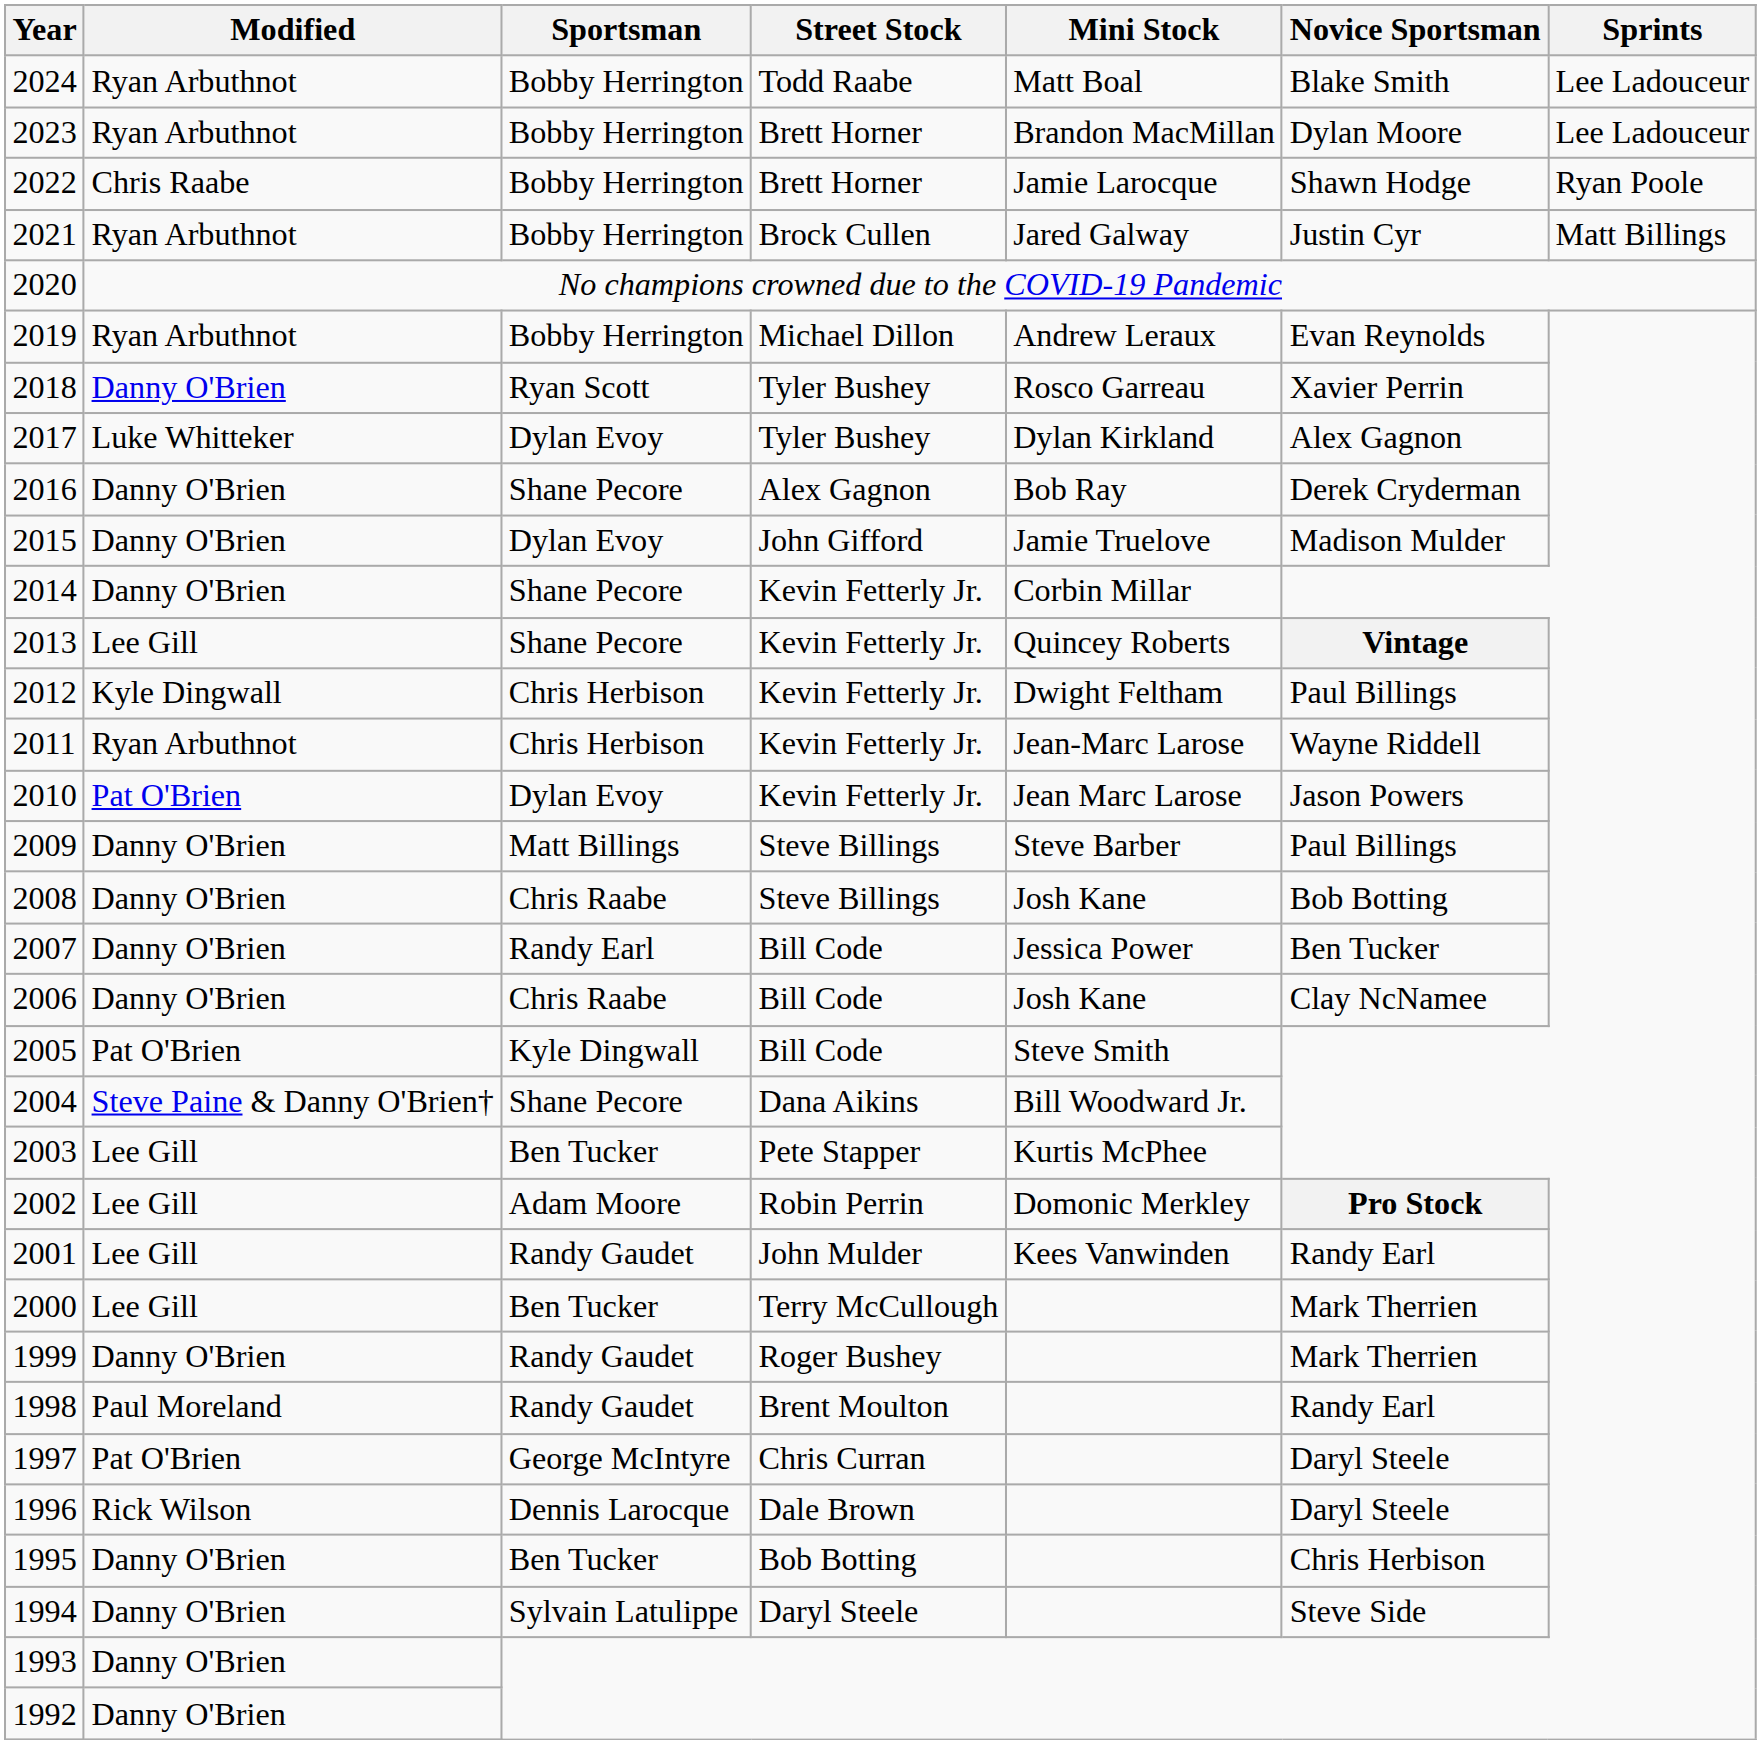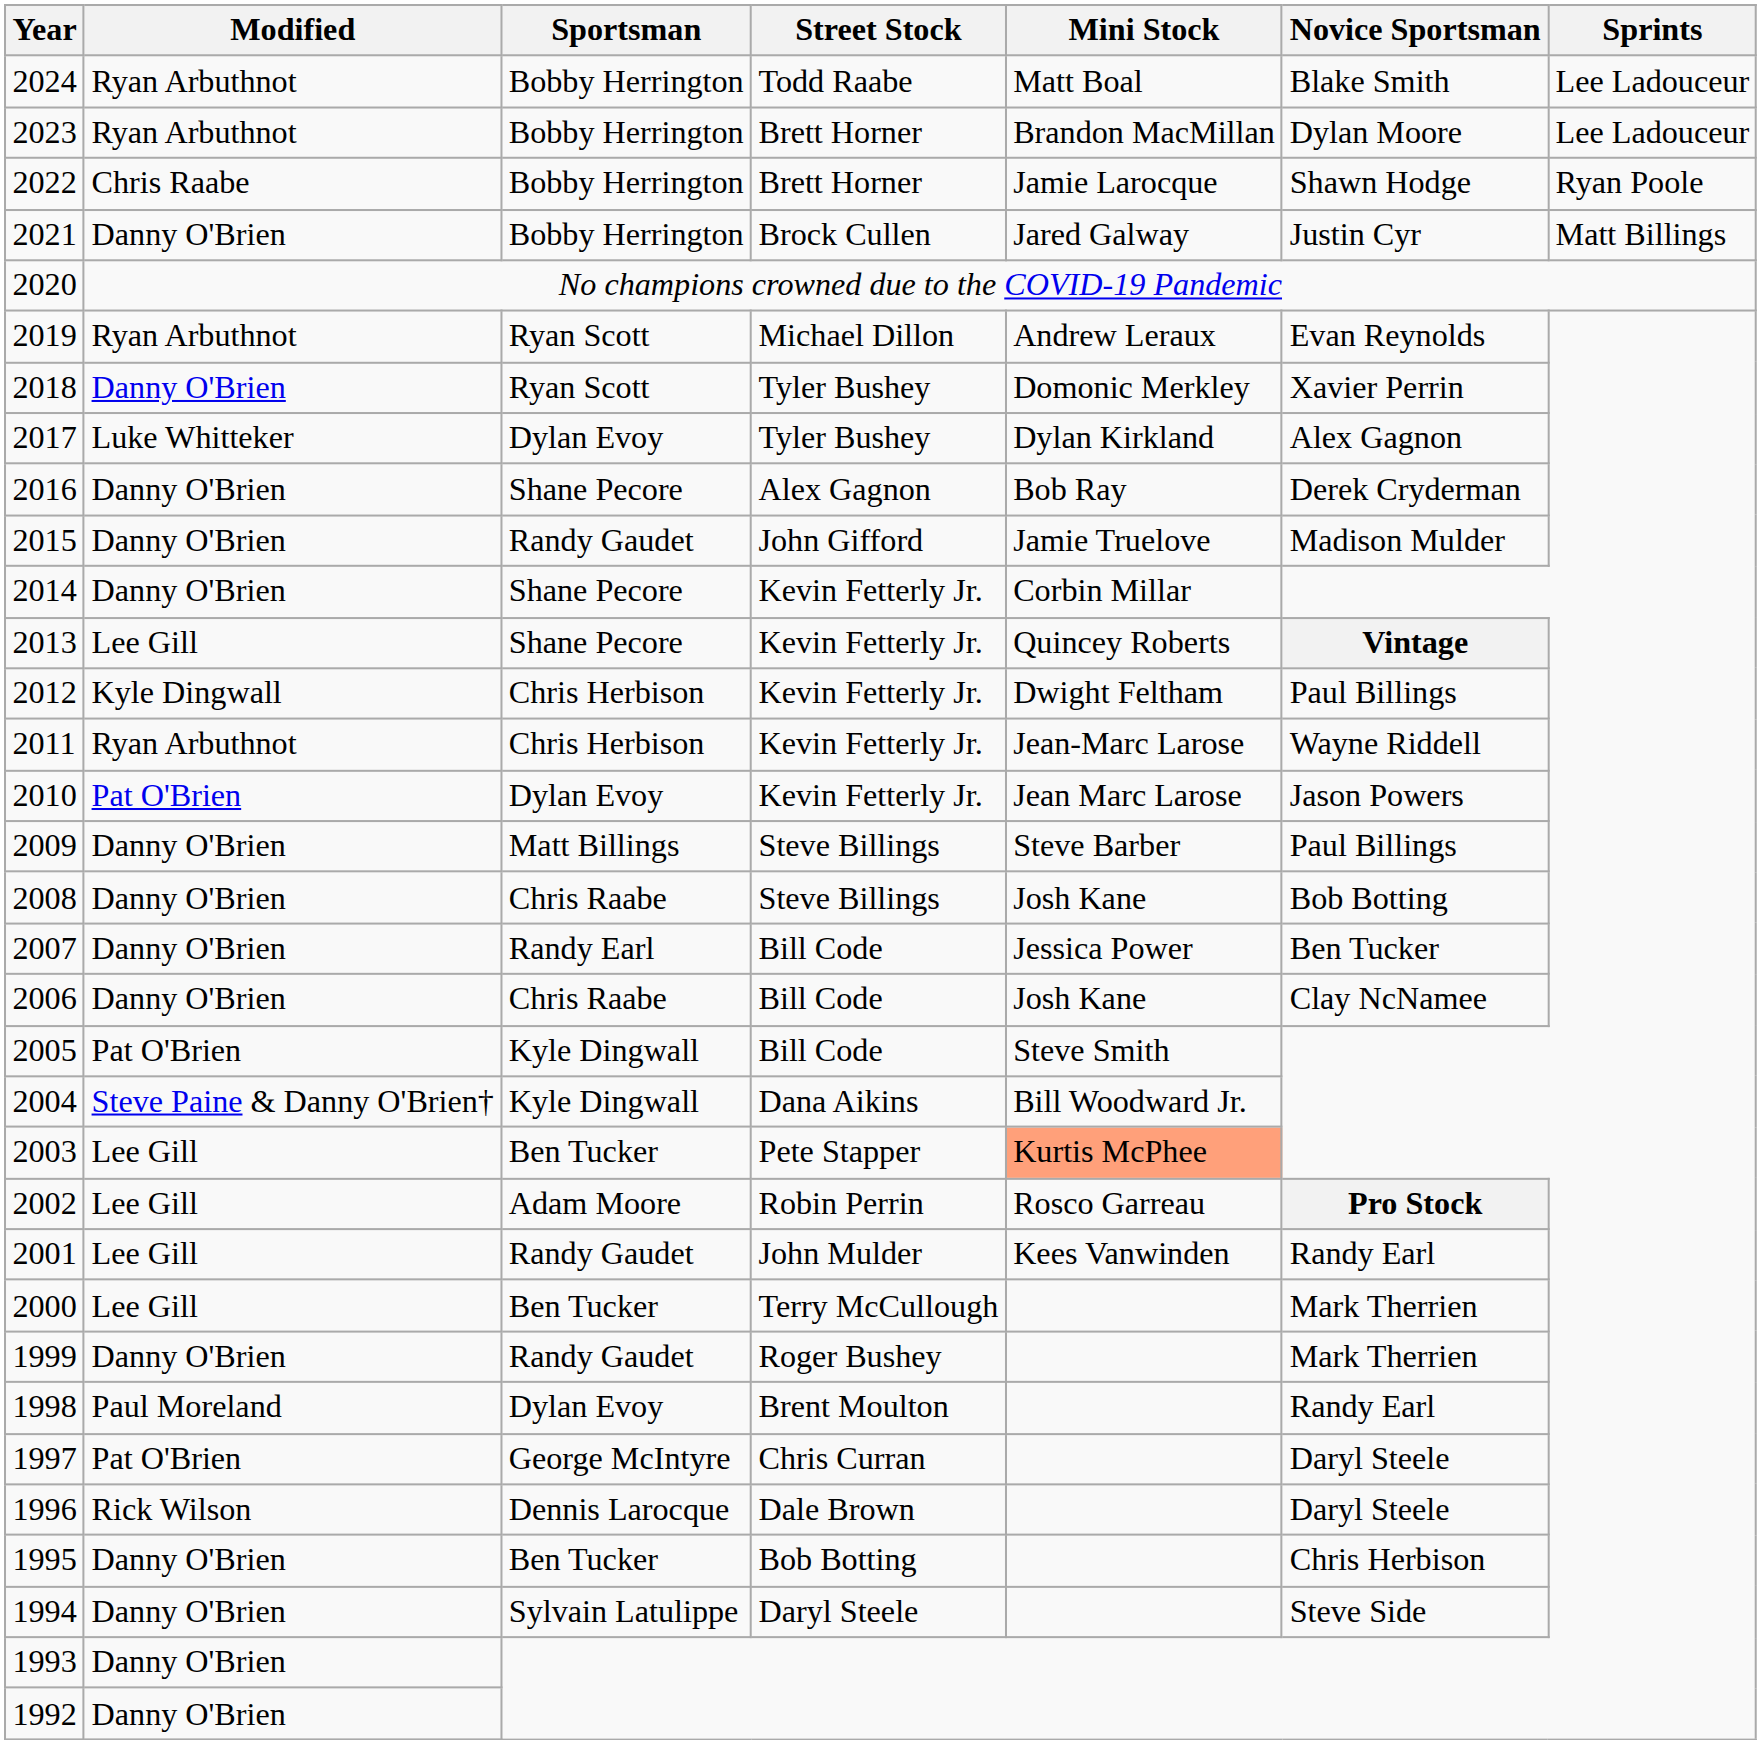(194, 234) Ryan Arbuthnot -> (189, 234) Danny O'Brien
(626, 336) Bobby Herrington -> (579, 336) Ryan Scott
(1109, 387) Rosco Garreau -> (1131, 387) Domonic Merkley
(586, 540) Dylan Evoy -> (601, 540) Randy Gaudet
(596, 1101) Shane Pecore -> (604, 1101) Kyle Dingwall
(1110, 1152) no background -> (1110, 1152) lightsalmon background
(1131, 1203) Domonic Merkley -> (1109, 1203) Rosco Garreau
(601, 1407) Randy Gaudet -> (586, 1407) Dylan Evoy
